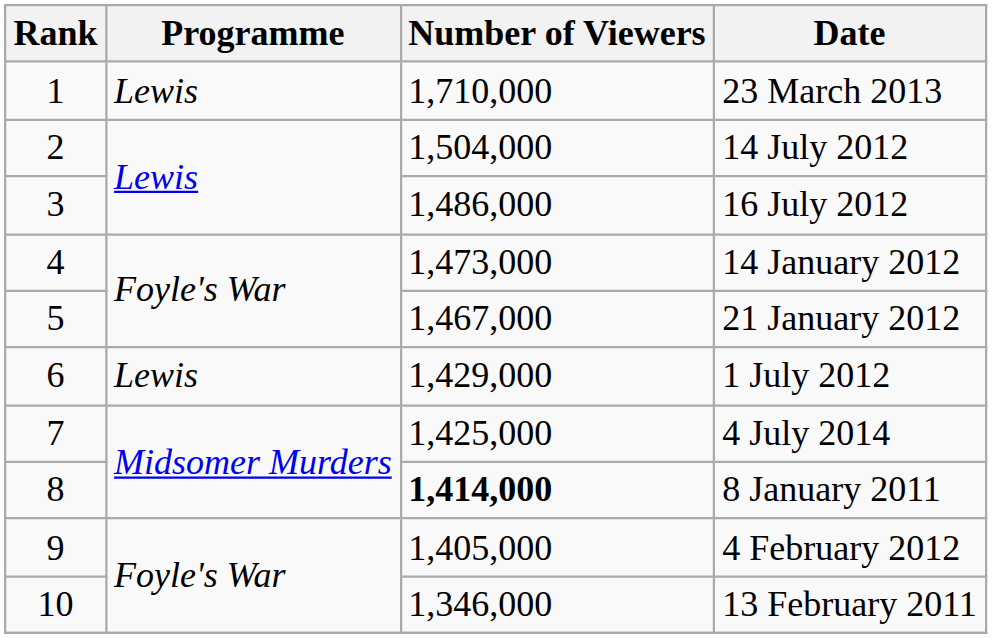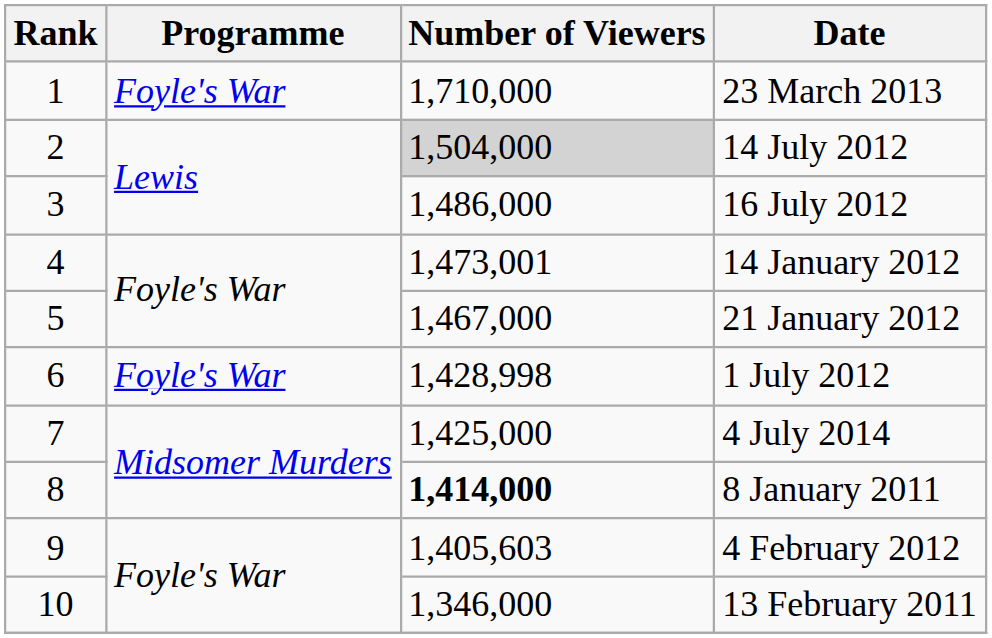(156, 90) Lewis -> (200, 90) Foyle's War
(480, 147) no background -> (480, 147) lightgrey background
(480, 261) 1,473,000 -> (480, 261) 1,473,001
(156, 375) Lewis -> (200, 375) Foyle's War
(480, 375) 1,429,000 -> (480, 375) 1,428,998
(480, 546) 1,405,000 -> (480, 546) 1,405,603
